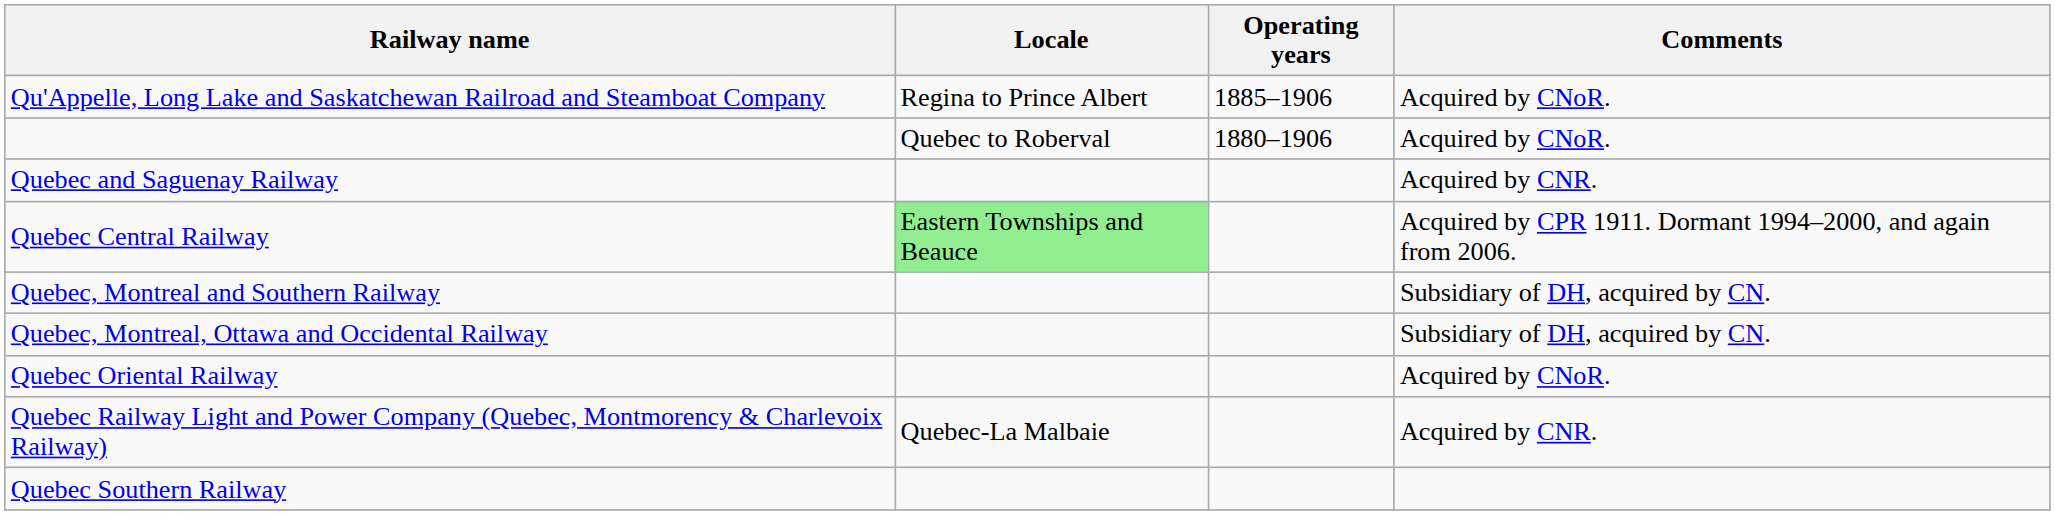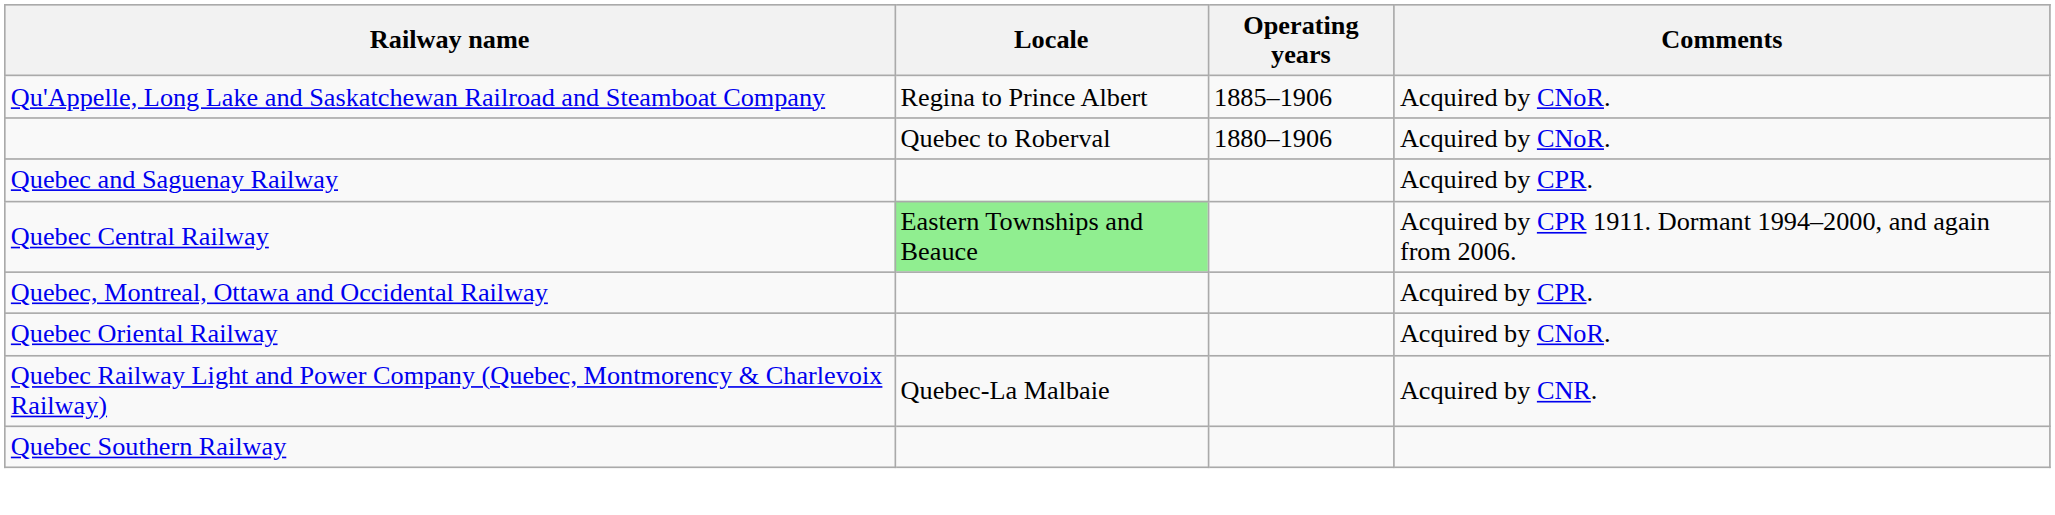(1499, 179) Acquired by CNR. -> (1496, 179) Acquired by CPR.
- row: (225, 292)
(1585, 334) Subsidiary of DH, acquired by CN. -> (1496, 292) Acquired by CPR.
